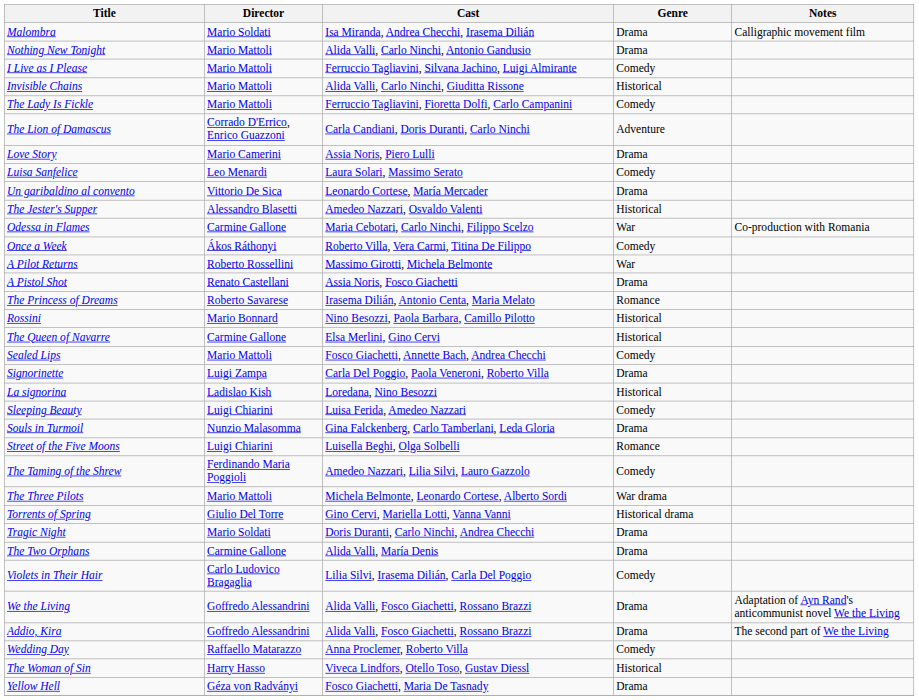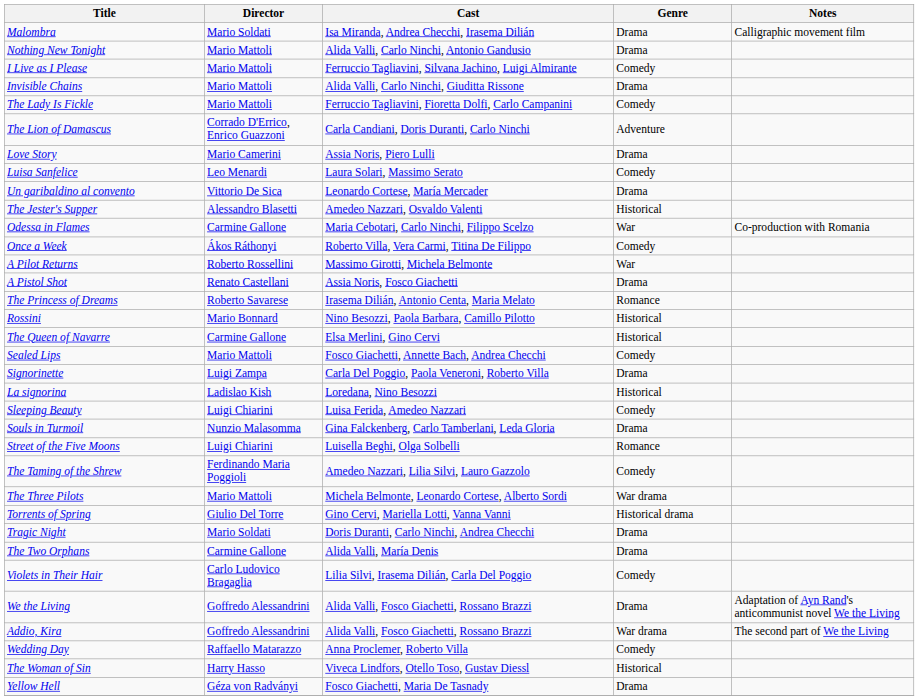(639, 86) Historical -> (632, 86) Drama
(632, 631) Drama -> (642, 631) War drama
